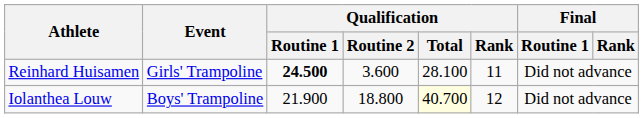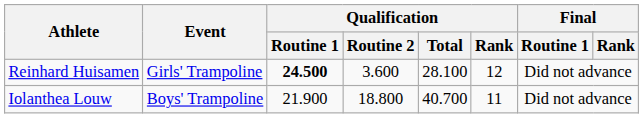(494, 72) 11 -> (494, 72) 12
(445, 99) lightyellow background -> (445, 99) no background
(494, 99) 12 -> (494, 99) 11
